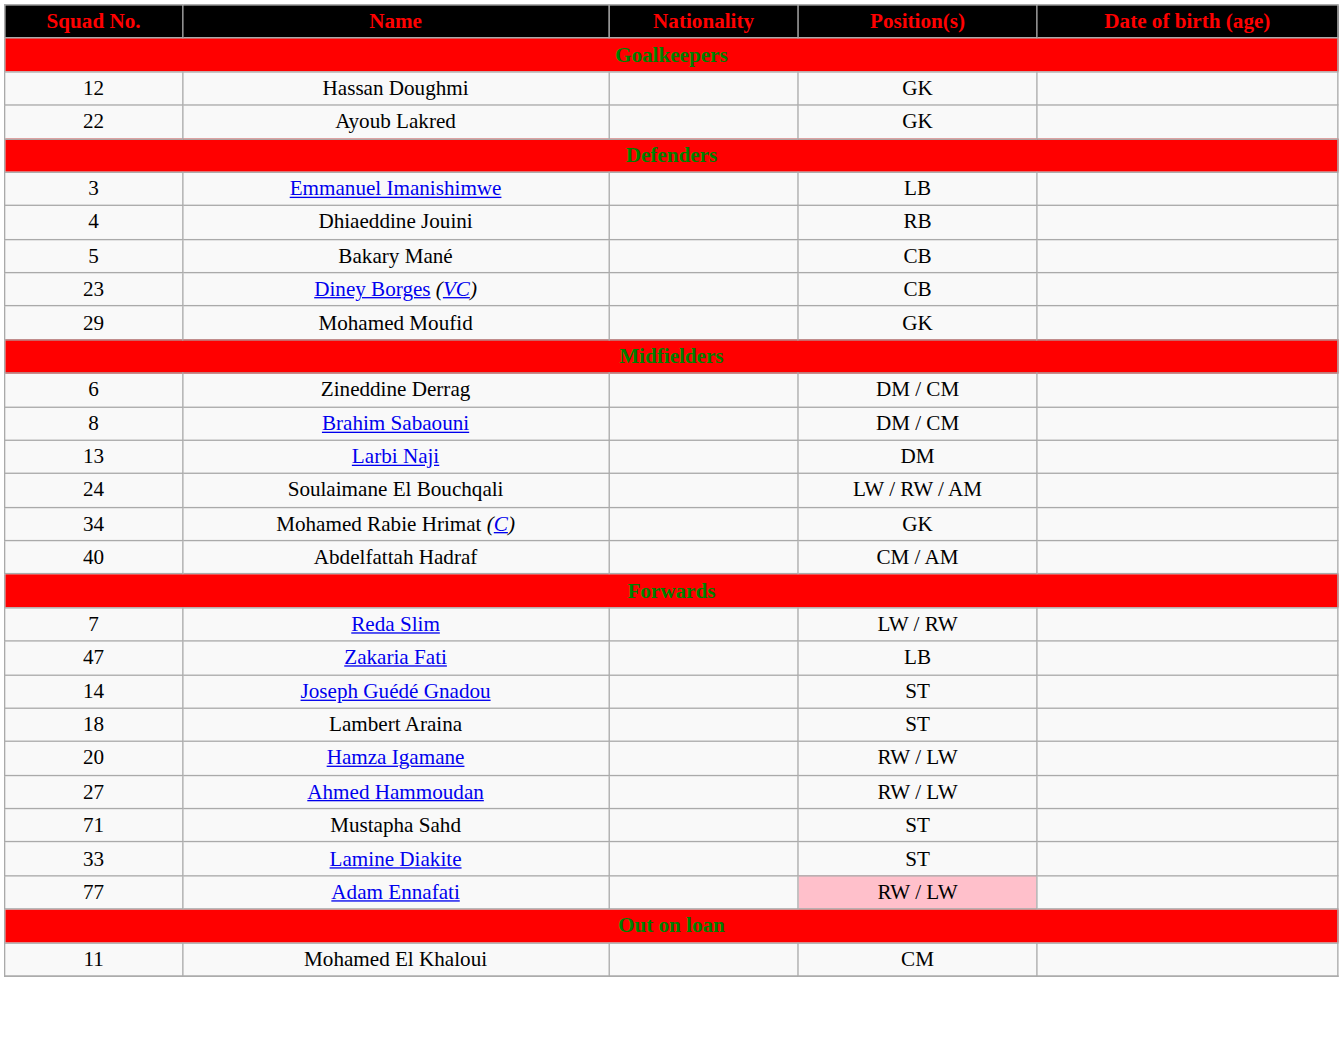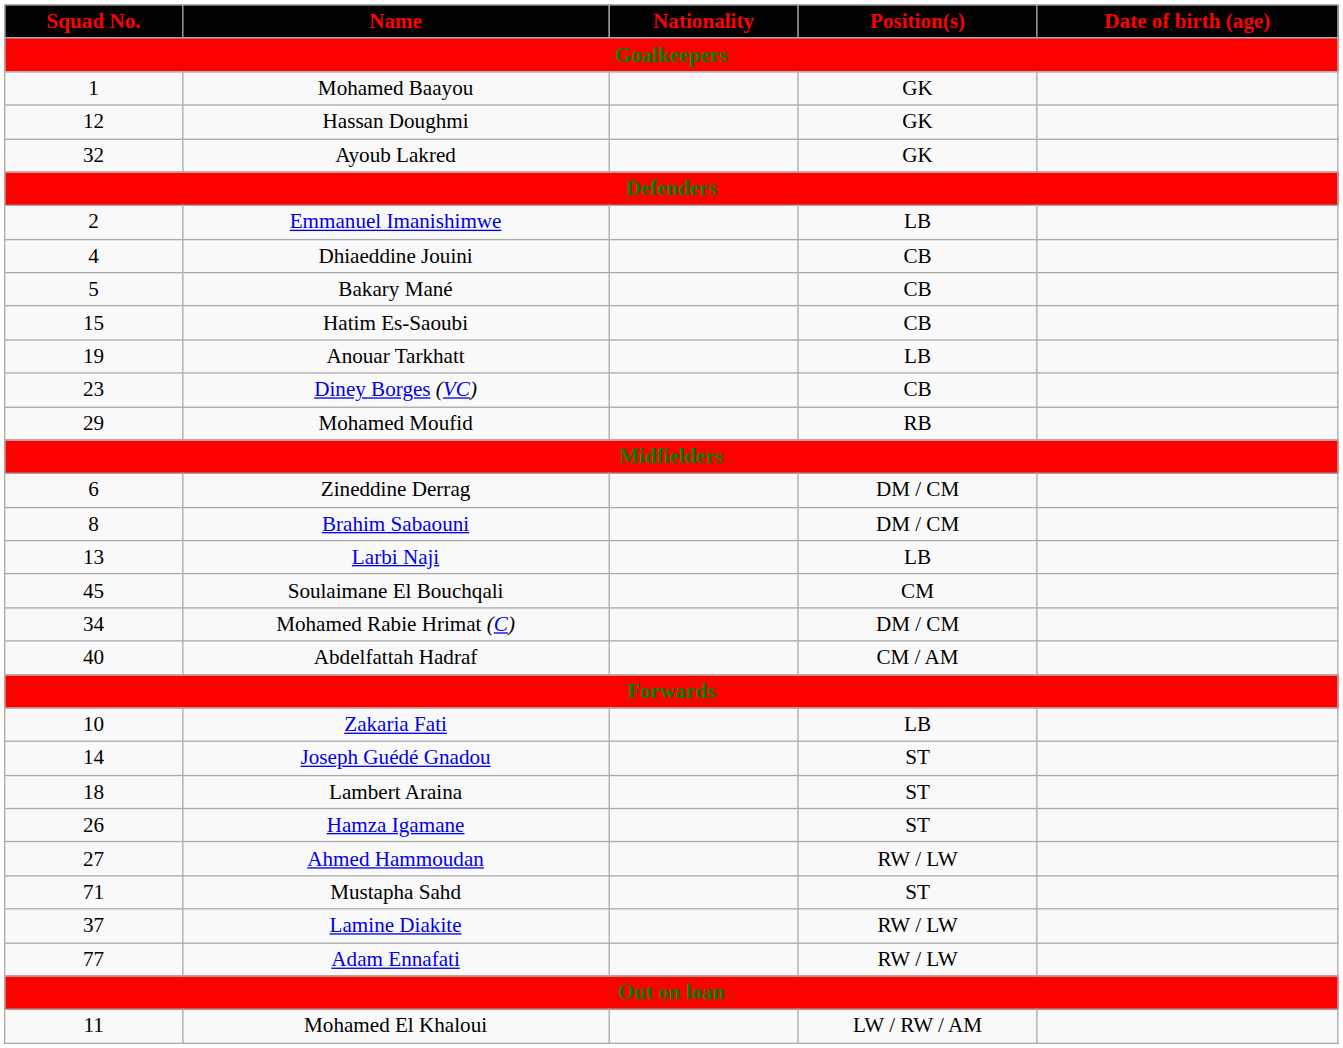+ row: (396, 88)
(94, 121) 22 -> (94, 155) 32
(94, 188) 3 -> (94, 222) 2
(918, 222) RB -> (918, 255) CB
+ row: (396, 322)
+ row: (396, 356)
(918, 322) GK -> (918, 423) RB
(918, 456) DM -> (918, 557) LB
(94, 490) 24 -> (94, 590) 45
(918, 490) LW / RW / AM -> (918, 590) CM
(918, 523) GK -> (918, 624) DM / CM
- row: (396, 624)
(94, 657) 47 -> (94, 724) 10
(94, 758) 20 -> (94, 825) 26
(918, 758) RW / LW -> (918, 825) ST
(94, 858) 33 -> (94, 925) 37
(918, 858) ST -> (918, 925) RW / LW
(918, 892) pink background -> (918, 959) no background
(918, 959) CM -> (918, 1026) LW / RW / AM
